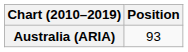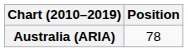(153, 36) 93 -> (153, 36) 78
